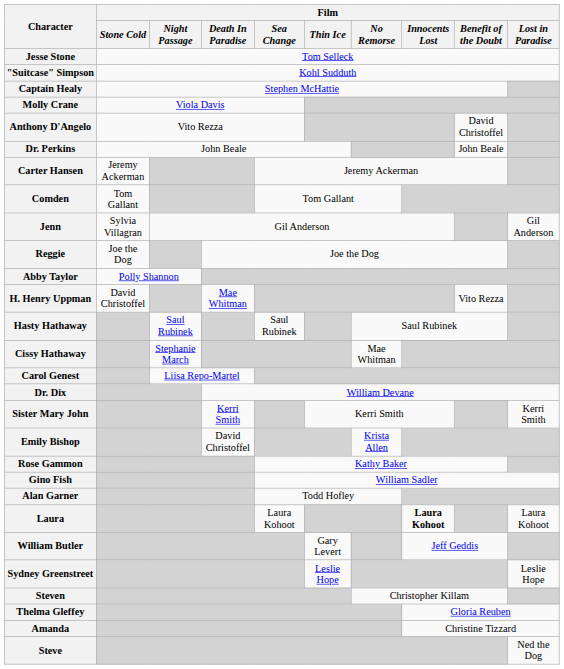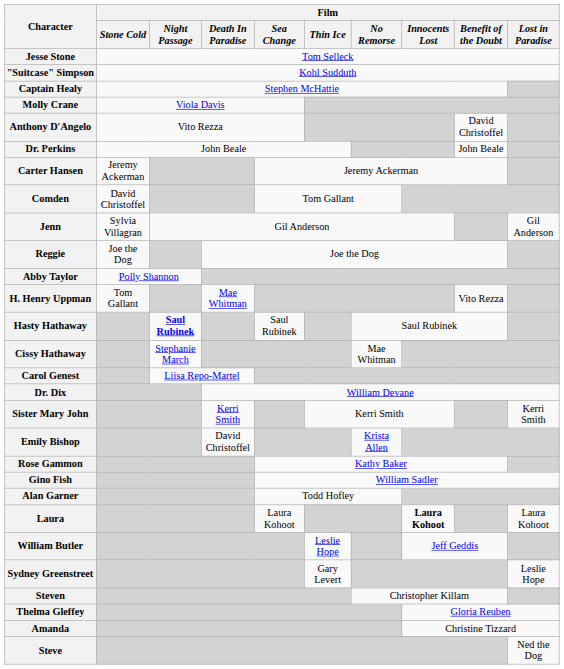(123, 199) Tom Gallant -> (123, 199) David Christoffel
(123, 298) David Christoffel -> (123, 298) Tom Gallant
(175, 326) normal -> (175, 326) bold
(328, 546) Gary Levert -> (328, 546) Leslie Hope
(328, 574) Leslie Hope -> (328, 574) Gary Levert
